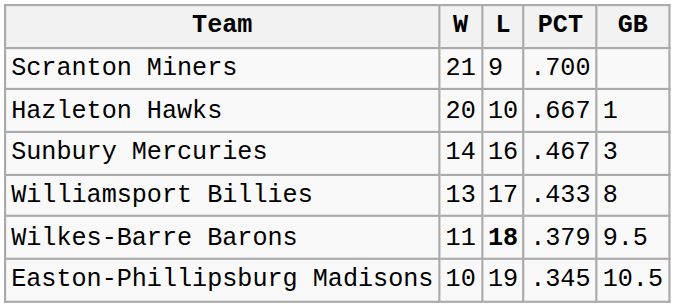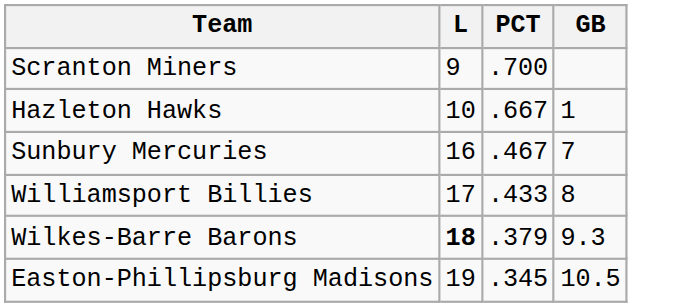- column: (461, 26)
(610, 153) 3 -> (568, 153) 7
(625, 237) 9.5 -> (583, 237) 9.3
